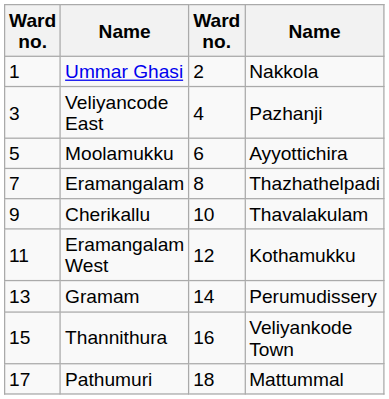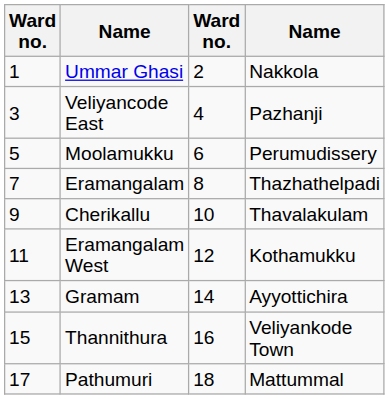(298, 154) Ayyottichira -> (313, 154) Perumudissery
(313, 296) Perumudissery -> (298, 296) Ayyottichira
